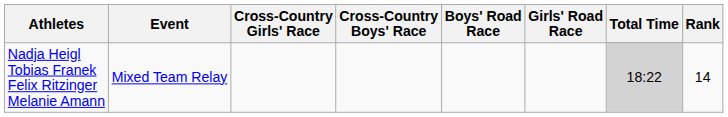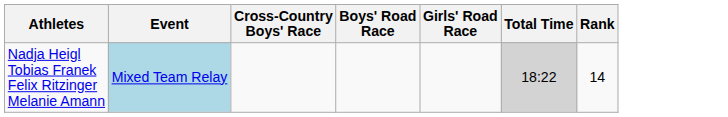- column: (283, 24)
(170, 78) no background -> (170, 78) lightblue background
